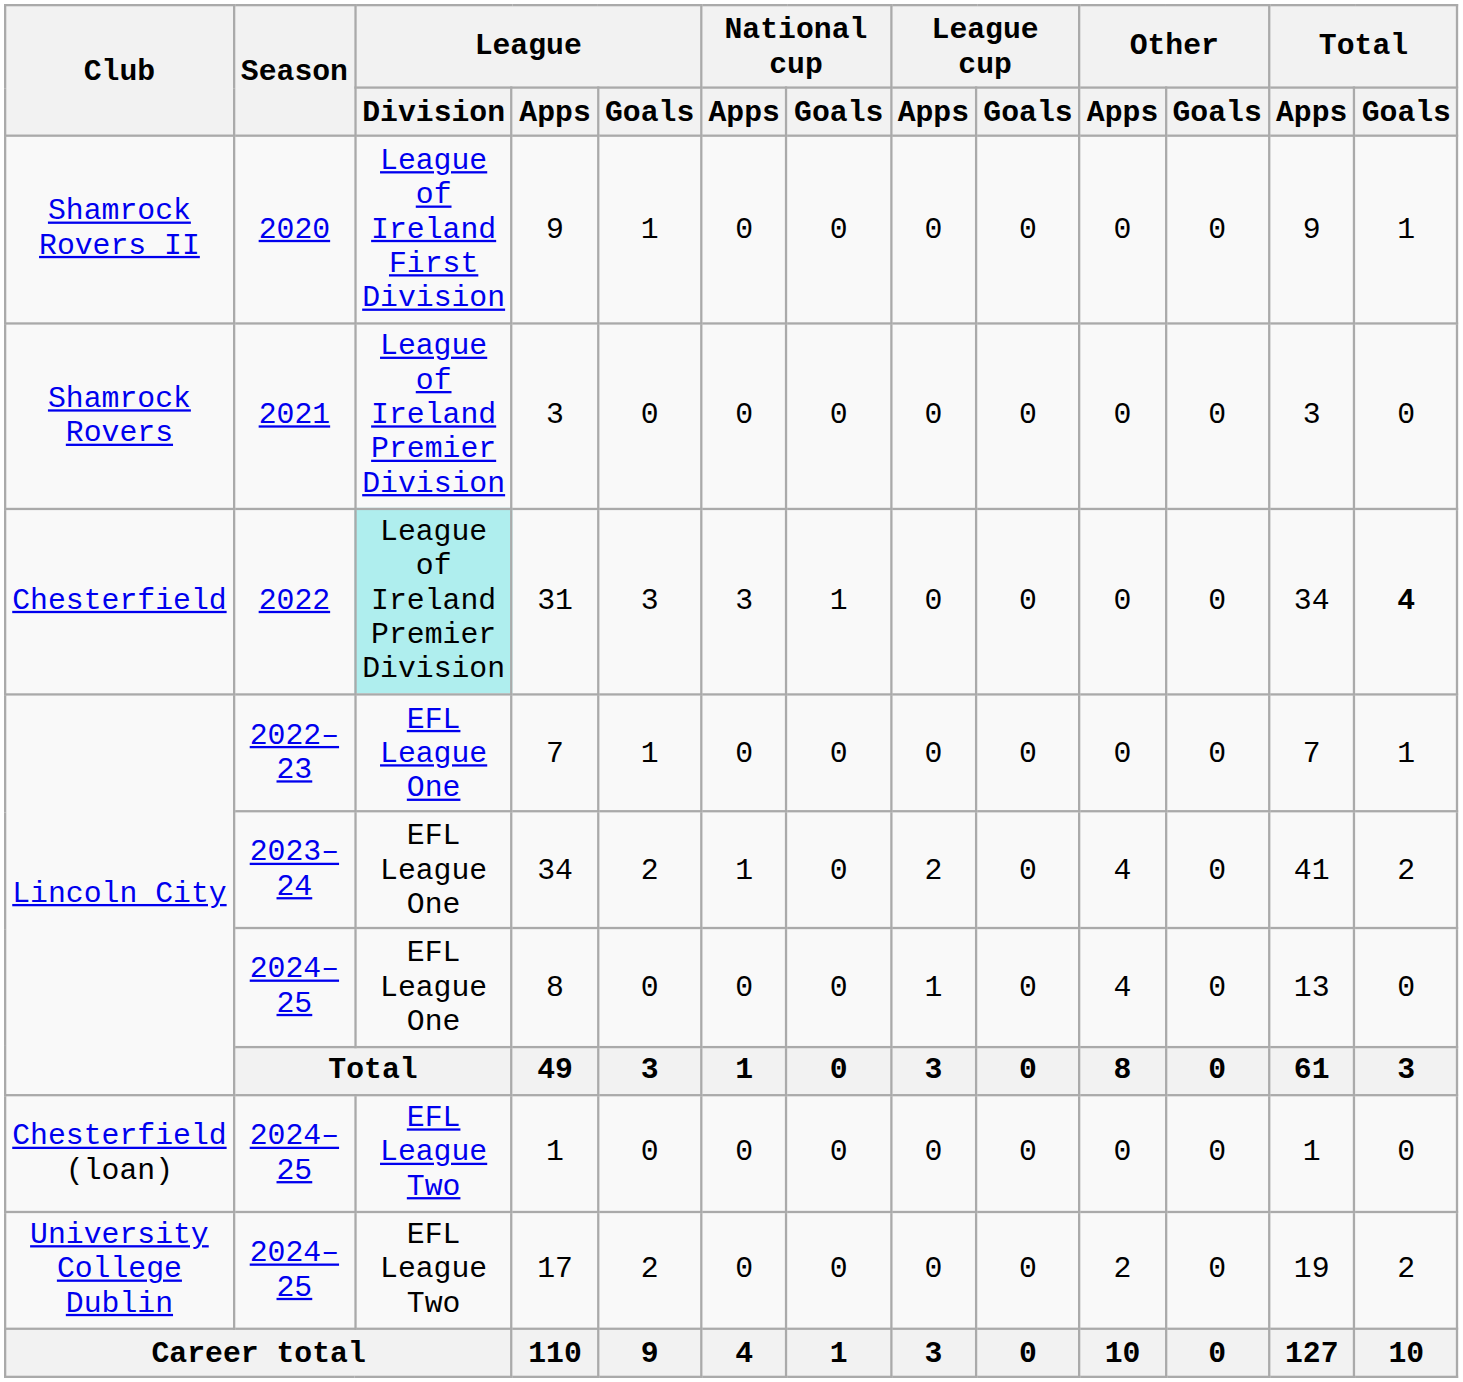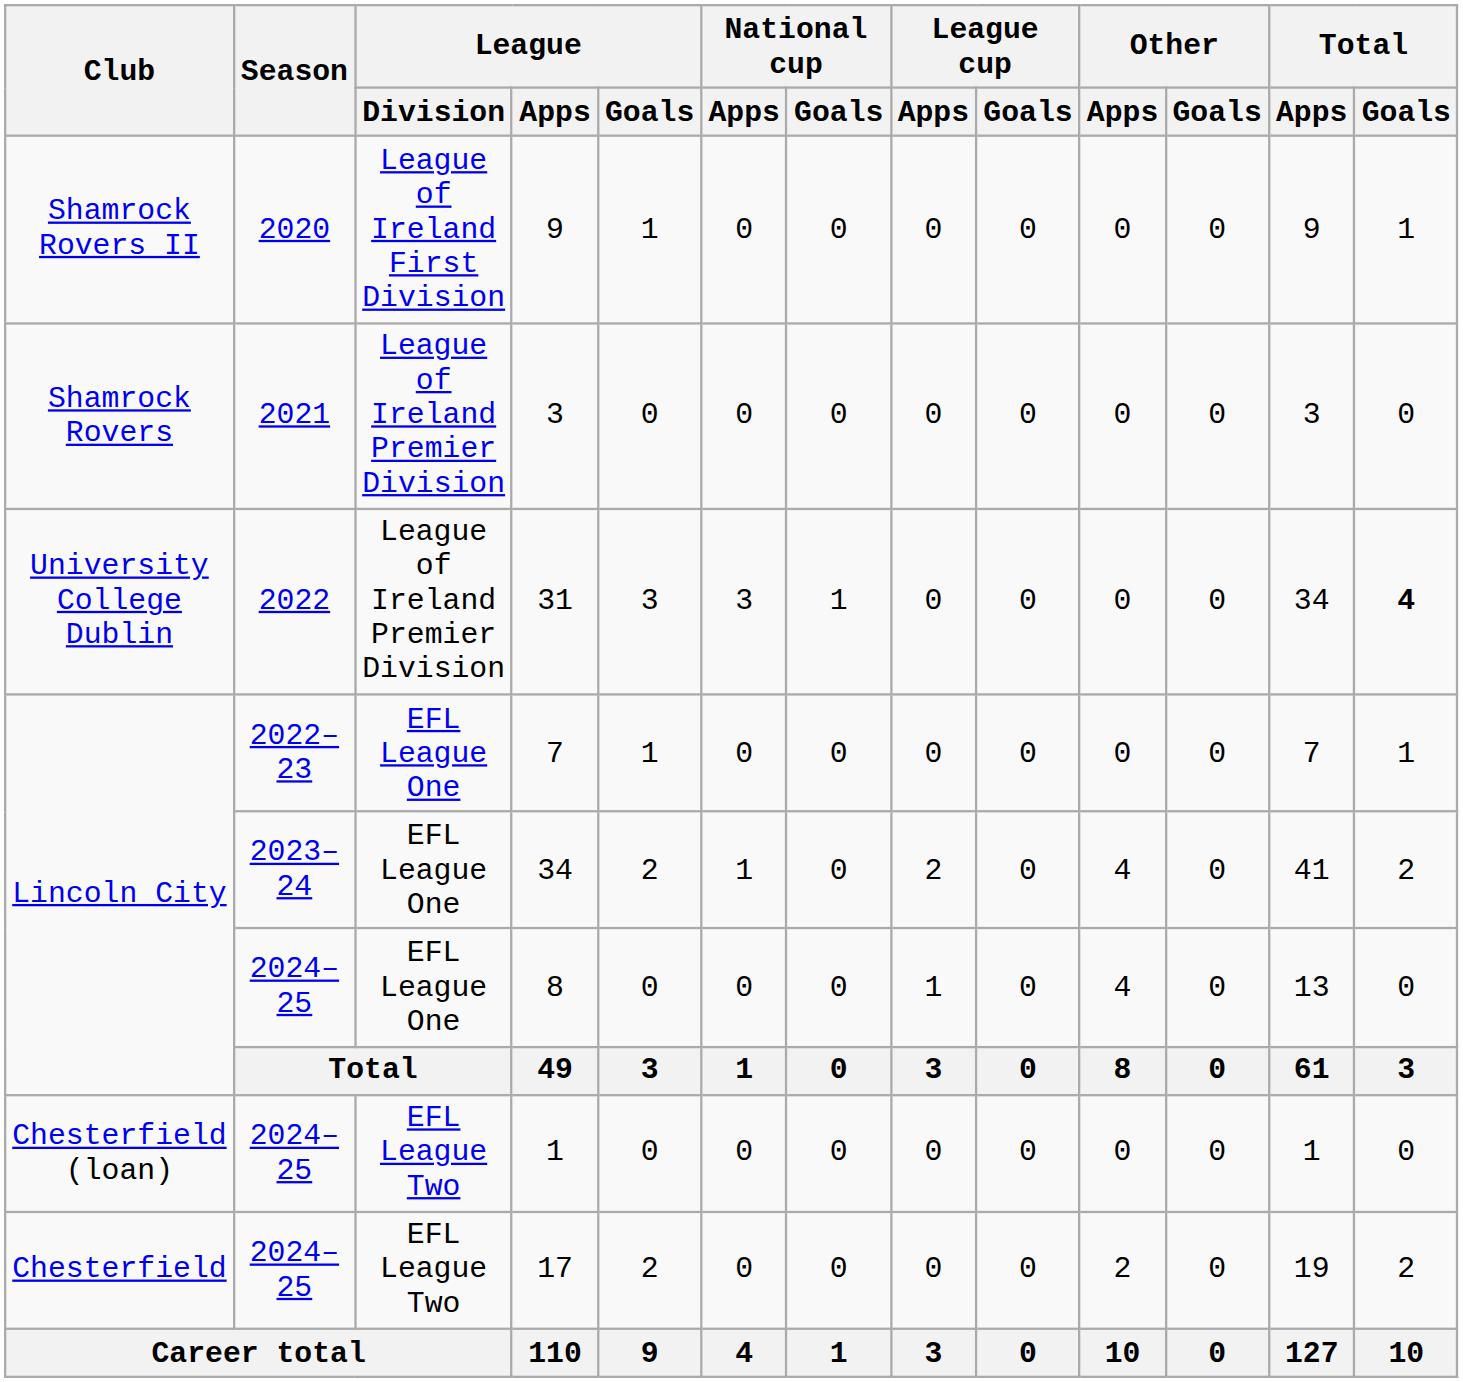(119, 601) Chesterfield -> (119, 601) University College Dublin
(434, 601) paleturquoise background -> (434, 601) no background
(119, 1270) University College Dublin -> (119, 1270) Chesterfield
